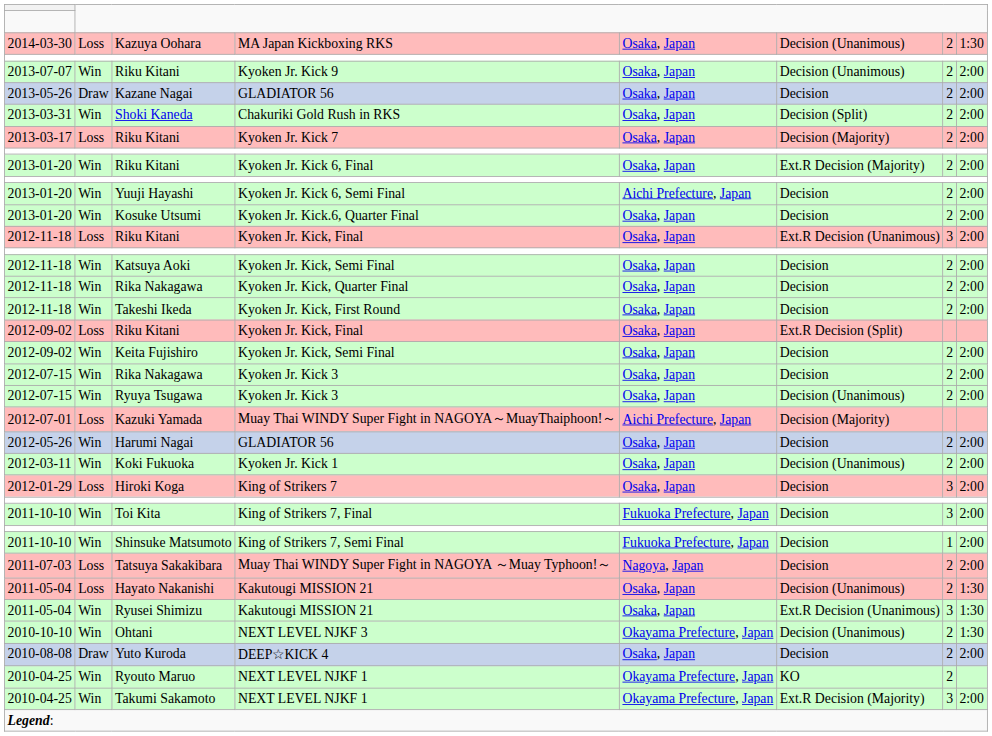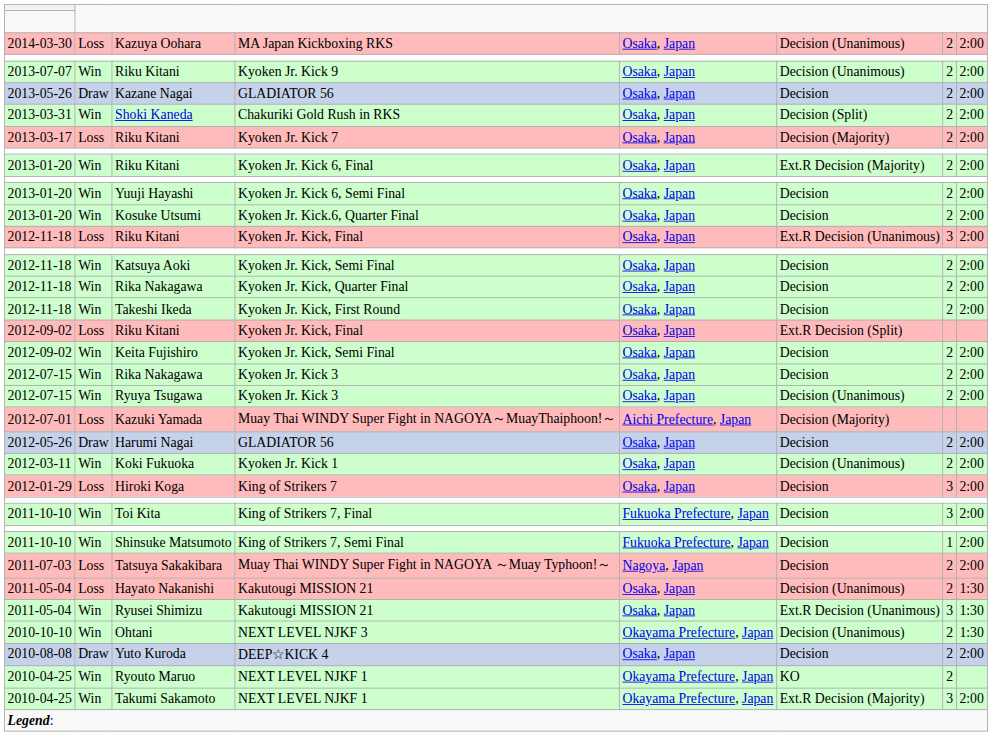(972, 43) 1:30 -> (972, 43) 2:00
(687, 193) Aichi Prefecture, Japan -> (659, 193) Osaka, Japan
(90, 442) Win -> (93, 442) Draw
